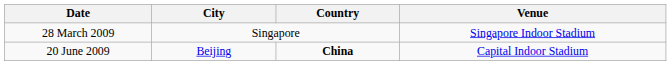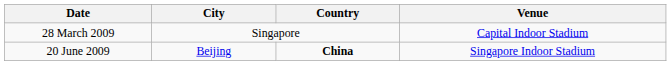(533, 32) Singapore Indoor Stadium -> (533, 32) Capital Indoor Stadium
(533, 51) Capital Indoor Stadium -> (533, 51) Singapore Indoor Stadium
